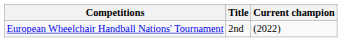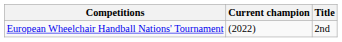columns swapped: (294, 12) <-> (238, 12)
